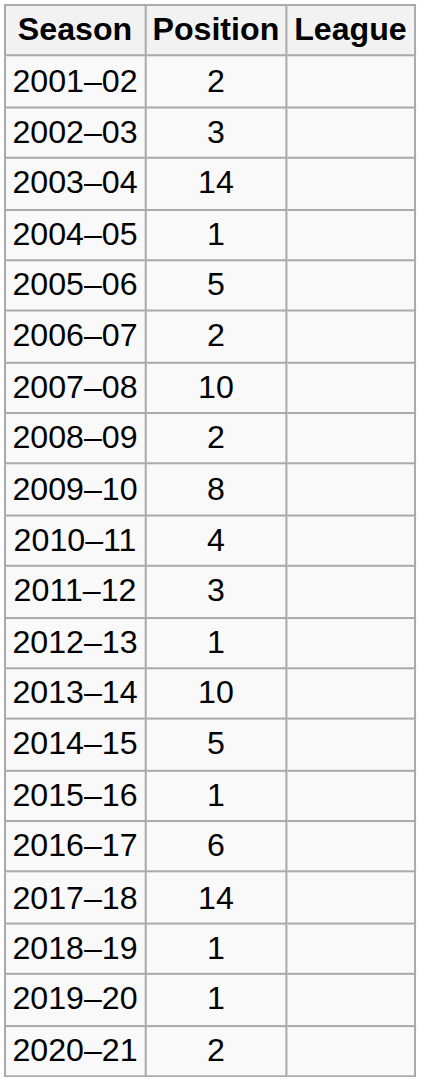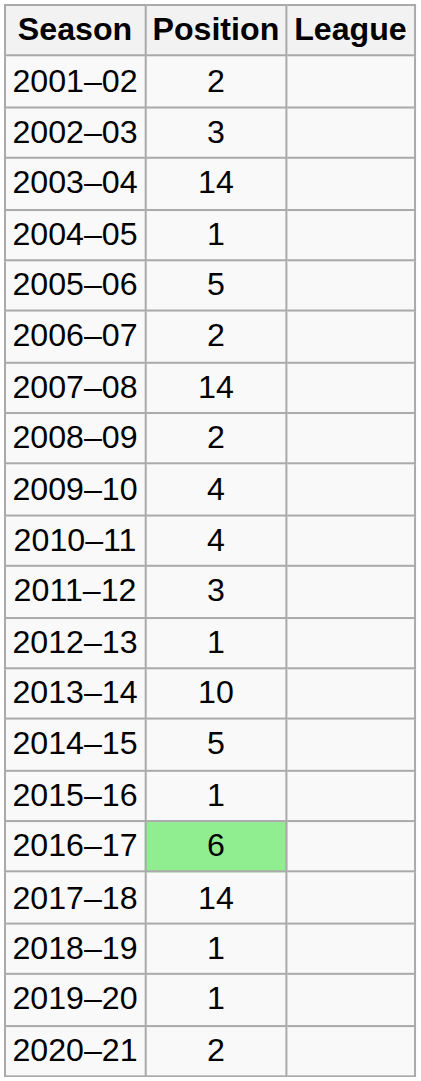(216, 387) 10 -> (216, 387) 14
(216, 489) 8 -> (216, 489) 4
(216, 846) no background -> (216, 846) lightgreen background
